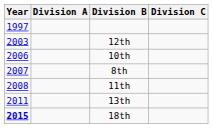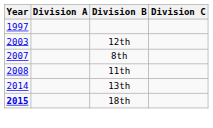- row: (119, 56)
(17, 101) 2011 -> (17, 86) 2014
